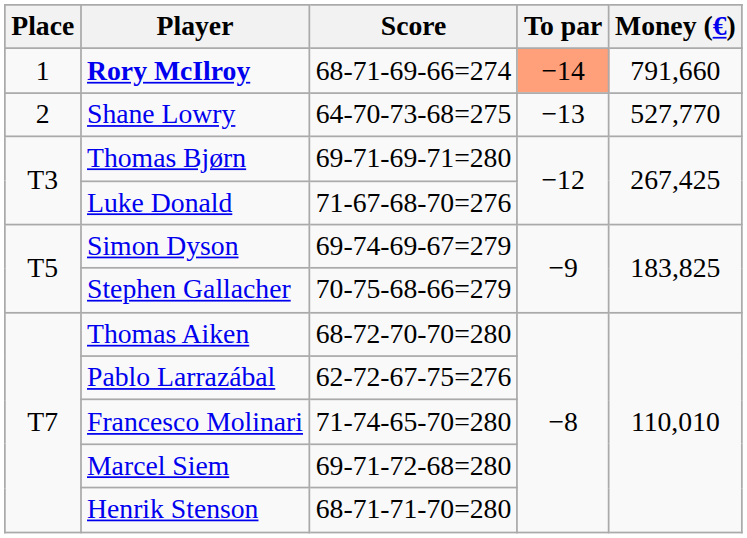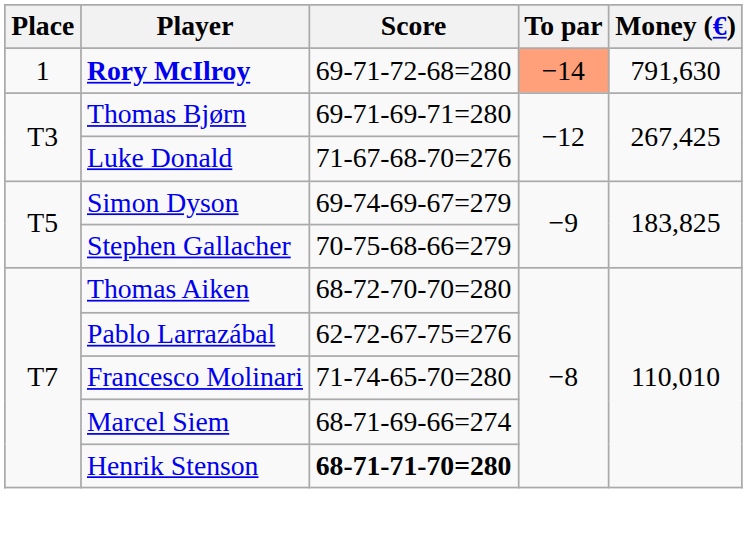(414, 70) 68-71-69-66=274 -> (414, 70) 69-71-72-68=280
(675, 70) 791,660 -> (676, 70) 791,630
- row: (161, 114)
(414, 465) 69-71-72-68=280 -> (414, 421) 68-71-69-66=274
(414, 509) normal -> (414, 465) bold
